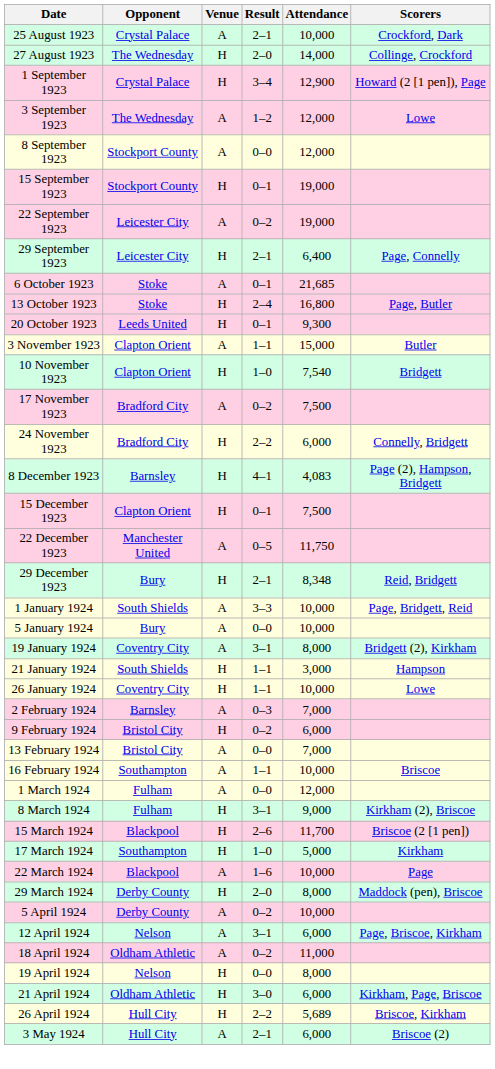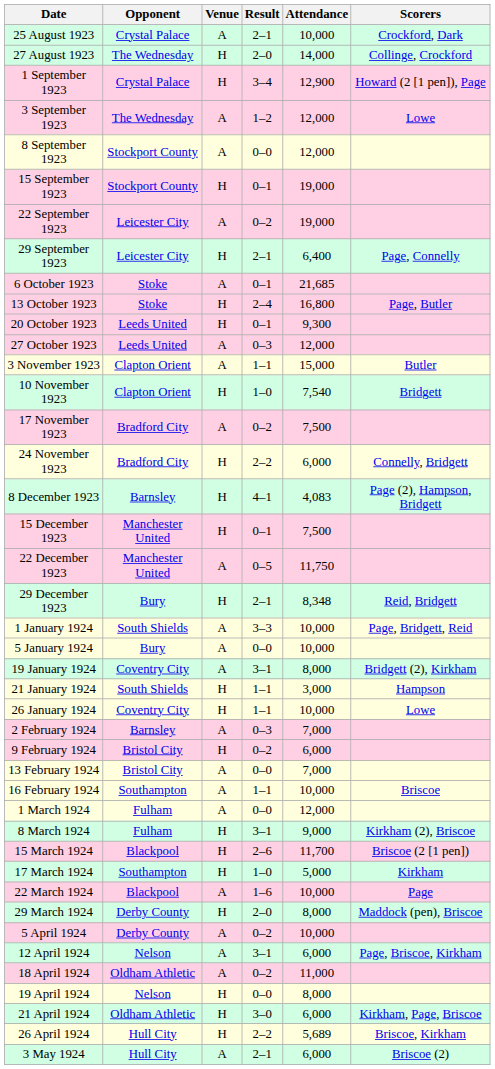+ row: (54, 344)
(153, 510) Clapton Orient -> (153, 531) Manchester United
